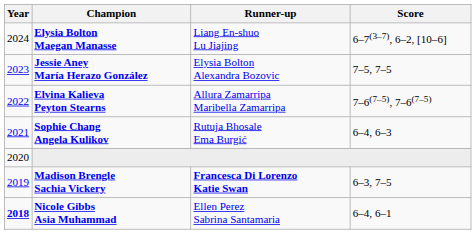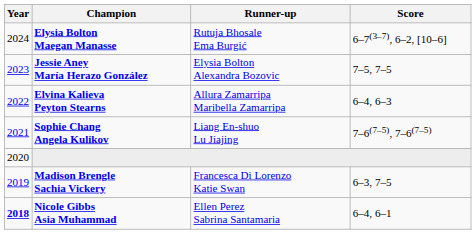(226, 38) Liang En-shuo Lu Jiajing -> (228, 38) Rutuja Bhosale Ema Burgić
(392, 101) 7–6(7–5), 7–6(7–5) -> (372, 101) 6–4, 6–3
(228, 132) Rutuja Bhosale Ema Burgić -> (226, 132) Liang En-shuo Lu Jiajing
(372, 132) 6–4, 6–3 -> (392, 132) 7–6(7–5), 7–6(7–5)
(245, 182) bold -> (242, 182) normal
